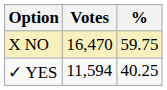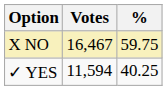(90, 44) 16,470 -> (90, 44) 16,467
